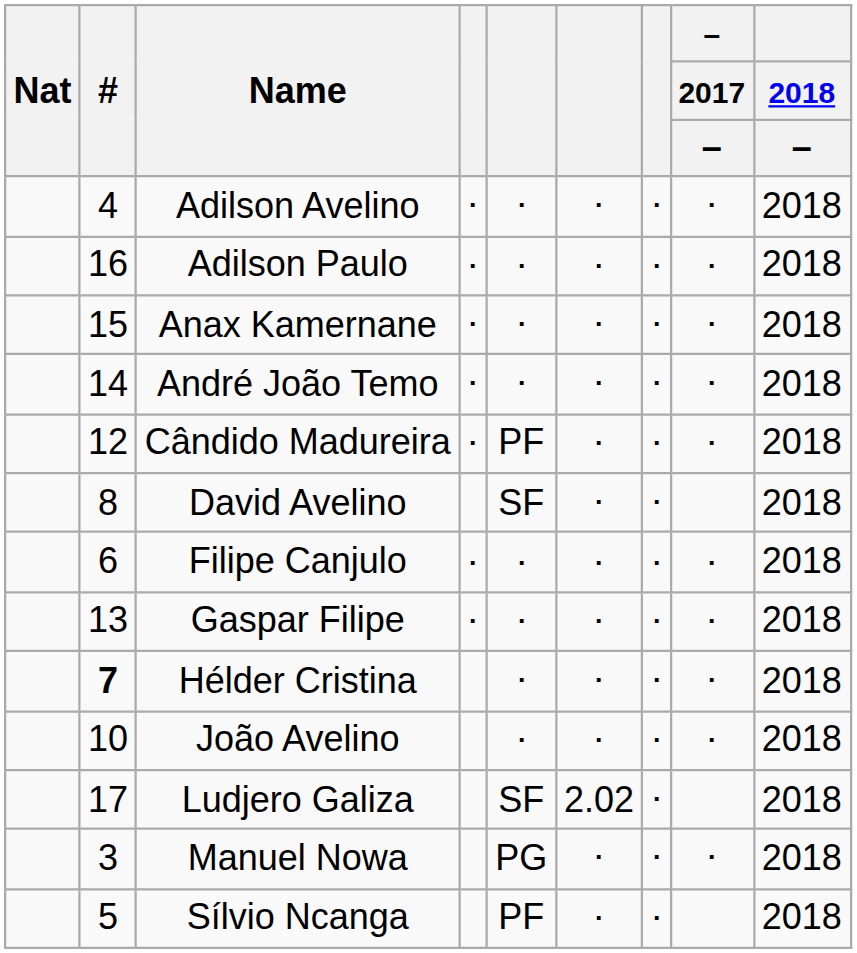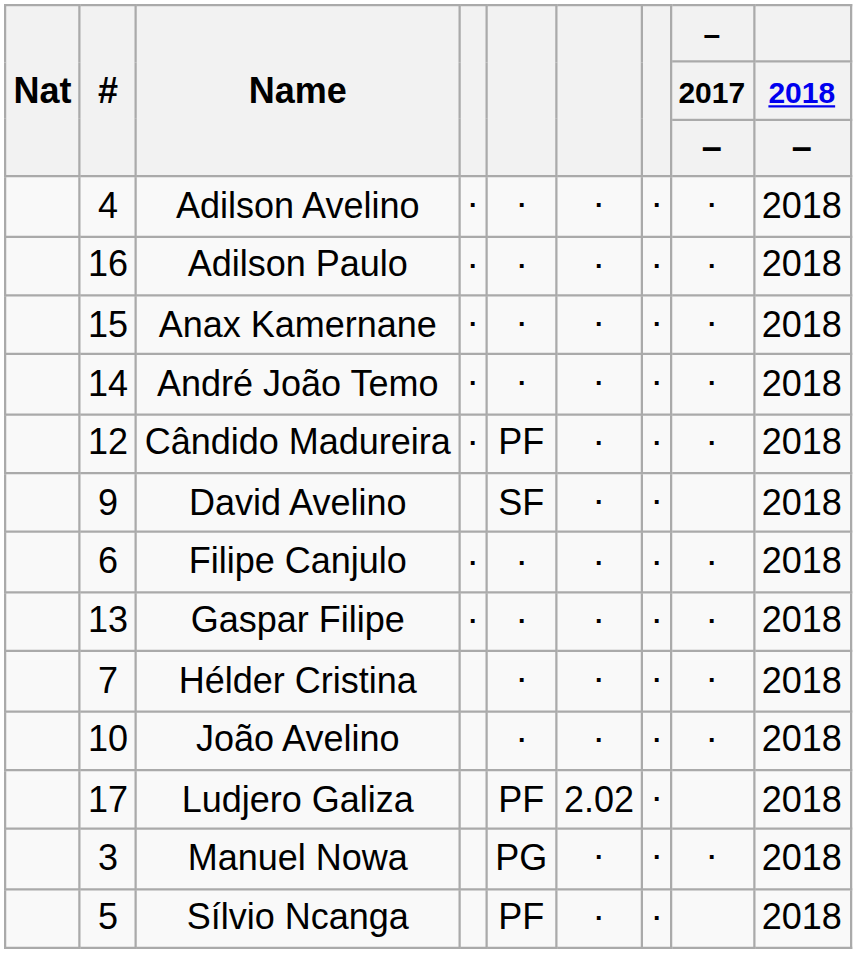(108, 502) 8 -> (108, 502) 9
(108, 680) bold -> (108, 680) normal
(521, 798) SF -> (521, 798) PF
